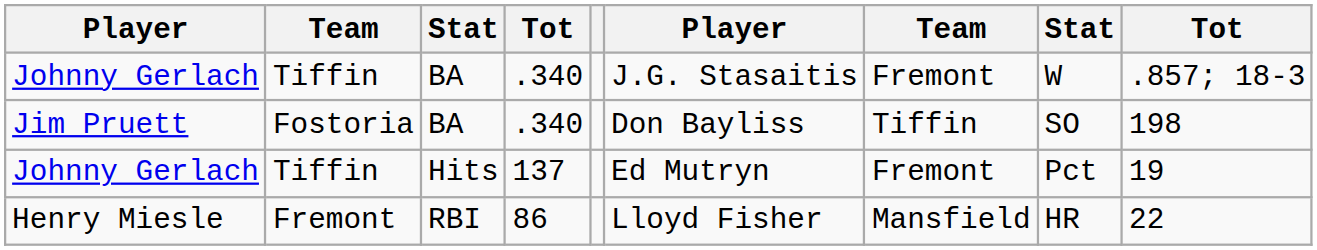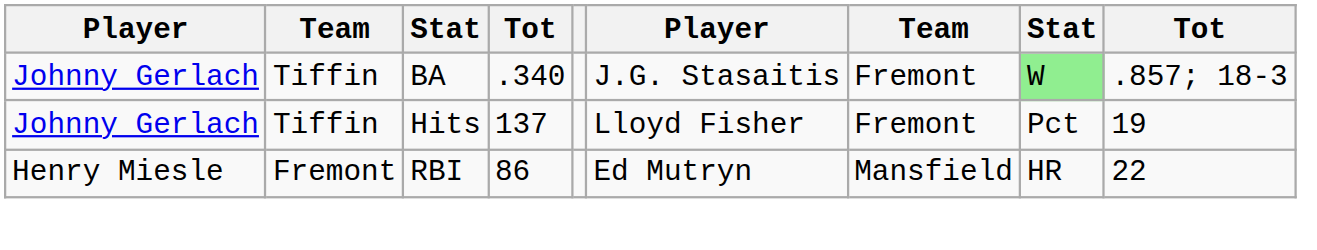(1053, 77) no background -> (1036, 77) lightgreen background
- row: (100, 125)
(690, 173) Ed Mutryn -> (699, 125) Lloyd Fisher
(717, 221) Lloyd Fisher -> (673, 173) Ed Mutryn
